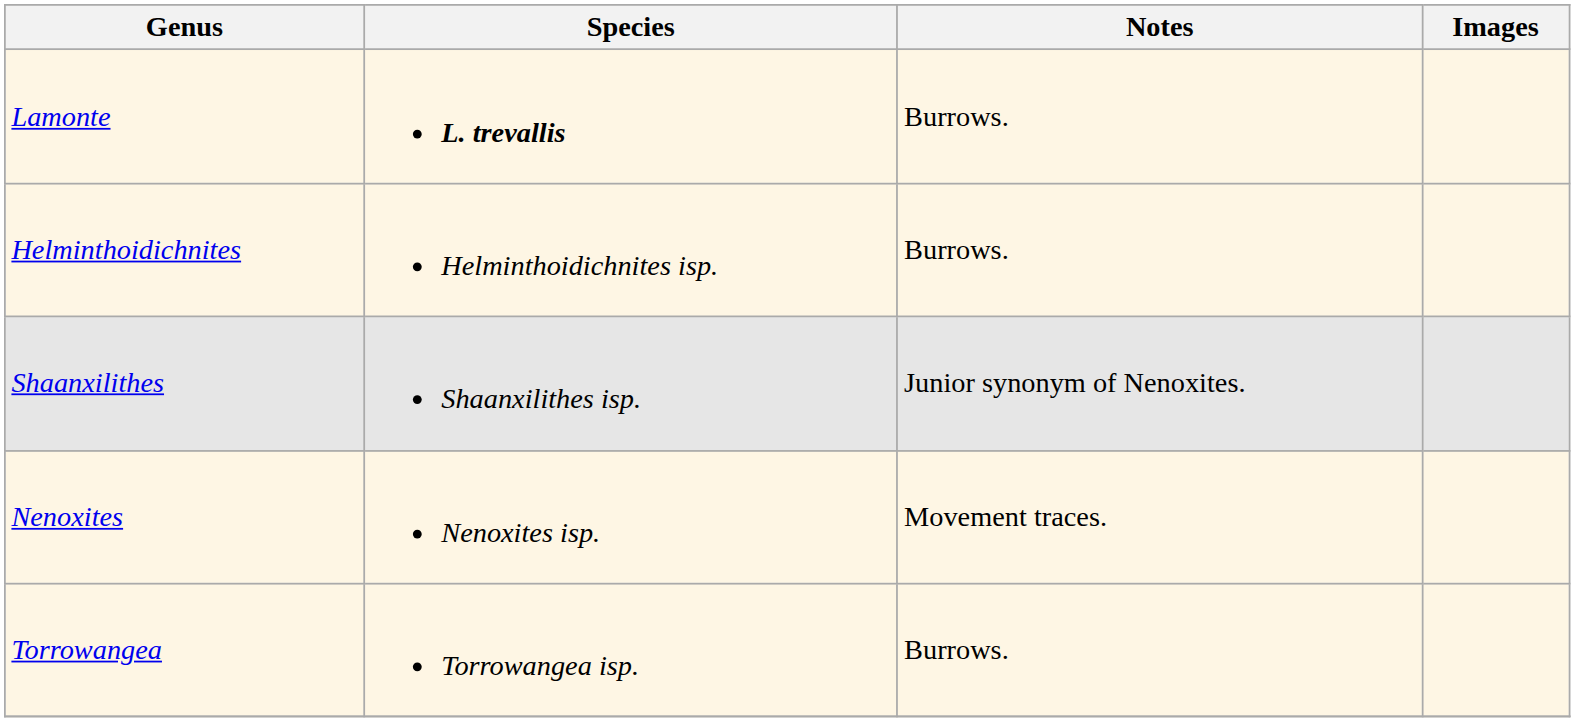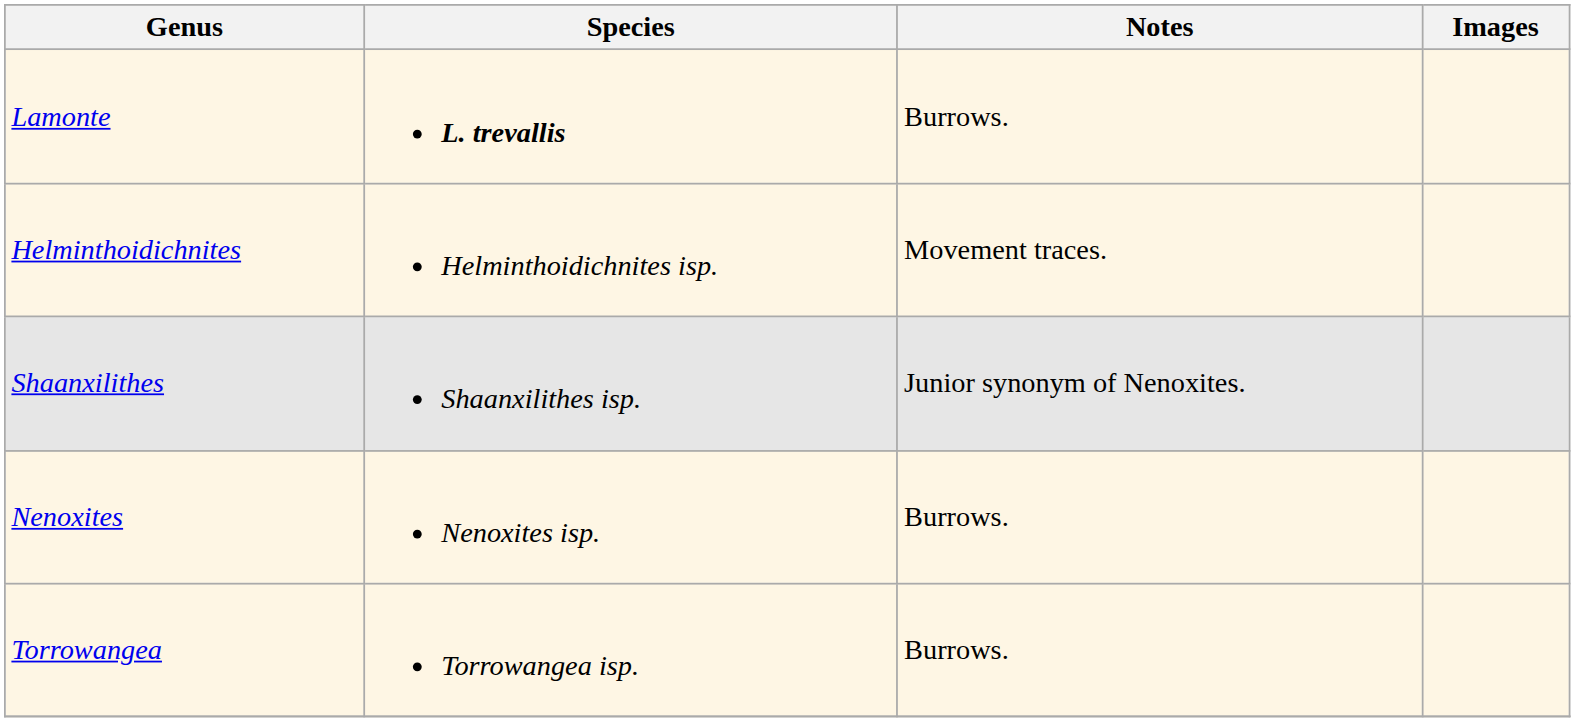(956, 249) Burrows. -> (1006, 249) Movement traces.
(1006, 516) Movement traces. -> (956, 516) Burrows.
